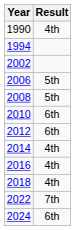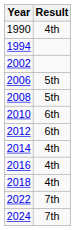(52, 217) 6th -> (52, 217) 7th
